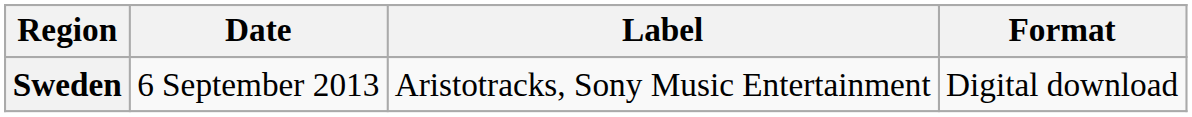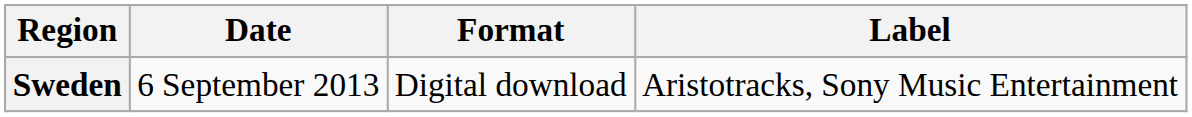columns swapped: (1062, 30) <-> (663, 30)
